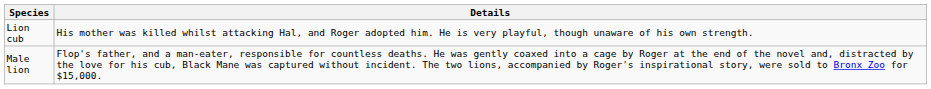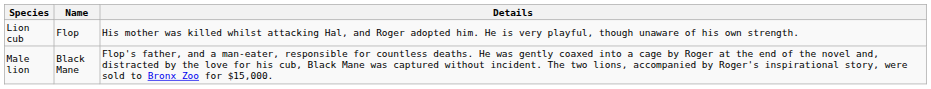+ column: (77, 12)
